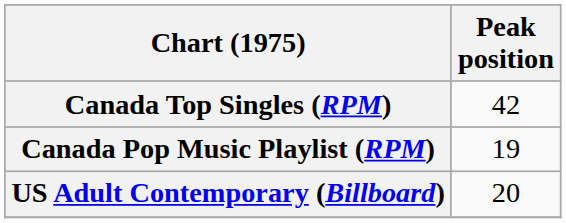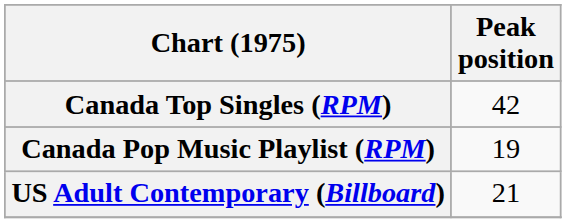(506, 193) 20 -> (506, 193) 21
